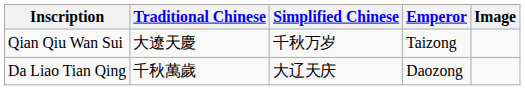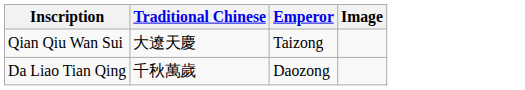- column: (336, 16)
